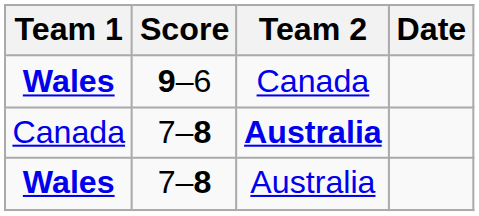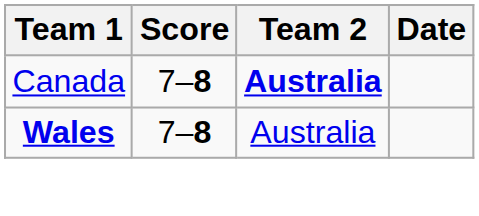- row: (69, 81)
